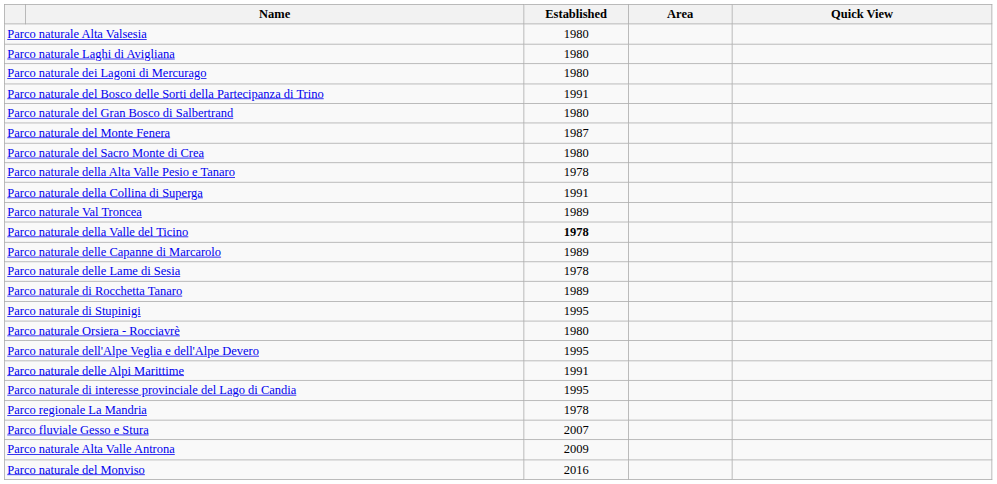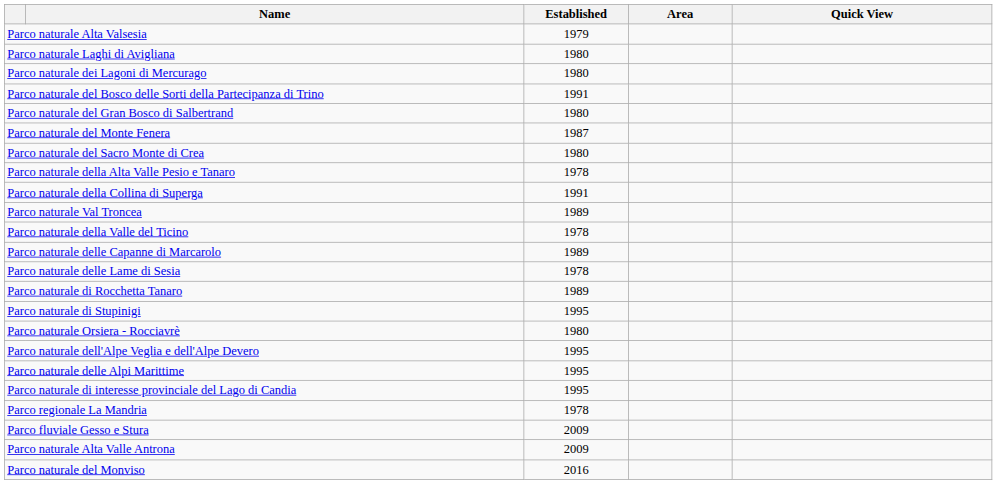(576, 34) 1980 -> (576, 34) 1979
(576, 232) bold -> (576, 232) normal
(576, 370) 1991 -> (576, 370) 1995
(576, 430) 2007 -> (576, 430) 2009
